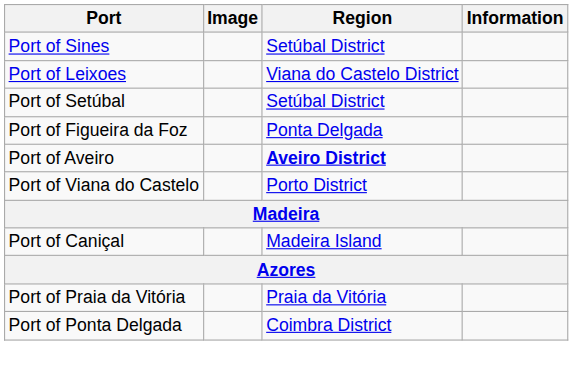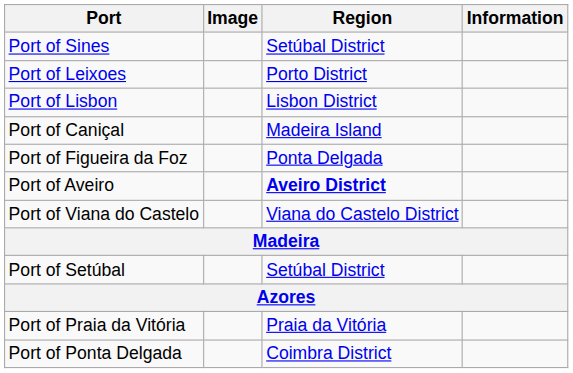(362, 74) Viana do Castelo District -> (317, 74) Porto District
+ row: (63, 102)
rows swapped: (67, 102) <-> (66, 241)
(317, 185) Porto District -> (362, 213) Viana do Castelo District
